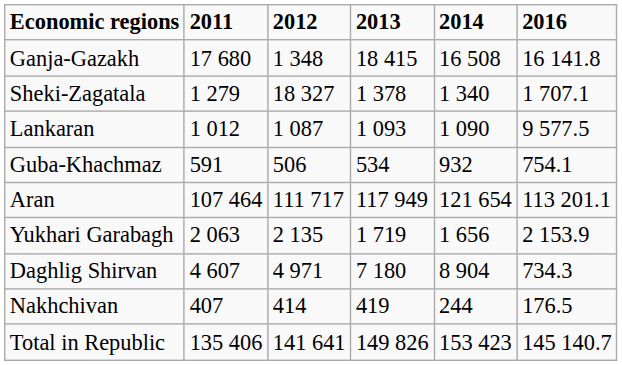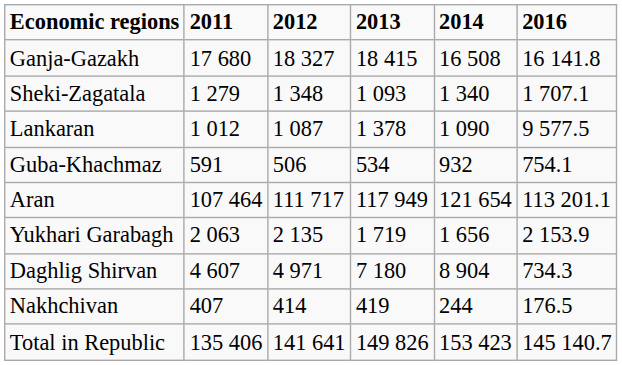(298, 57) 1 348 -> (304, 57) 18 327
(304, 93) 18 327 -> (298, 93) 1 348
(381, 93) 1 378 -> (381, 93) 1 093
(381, 128) 1 093 -> (381, 128) 1 378
